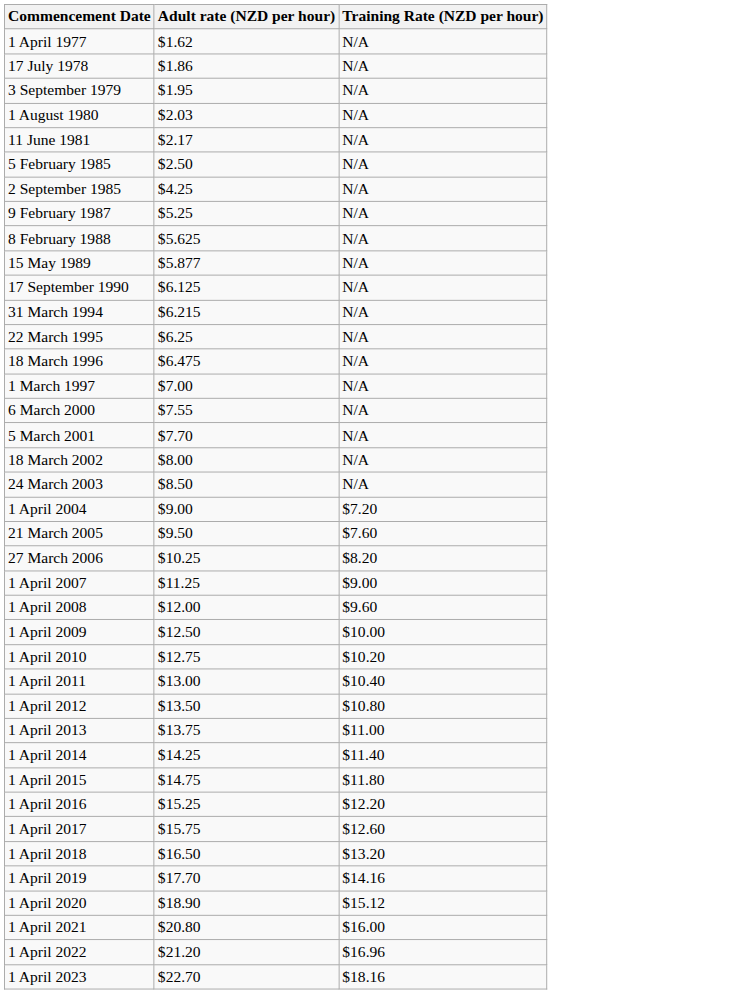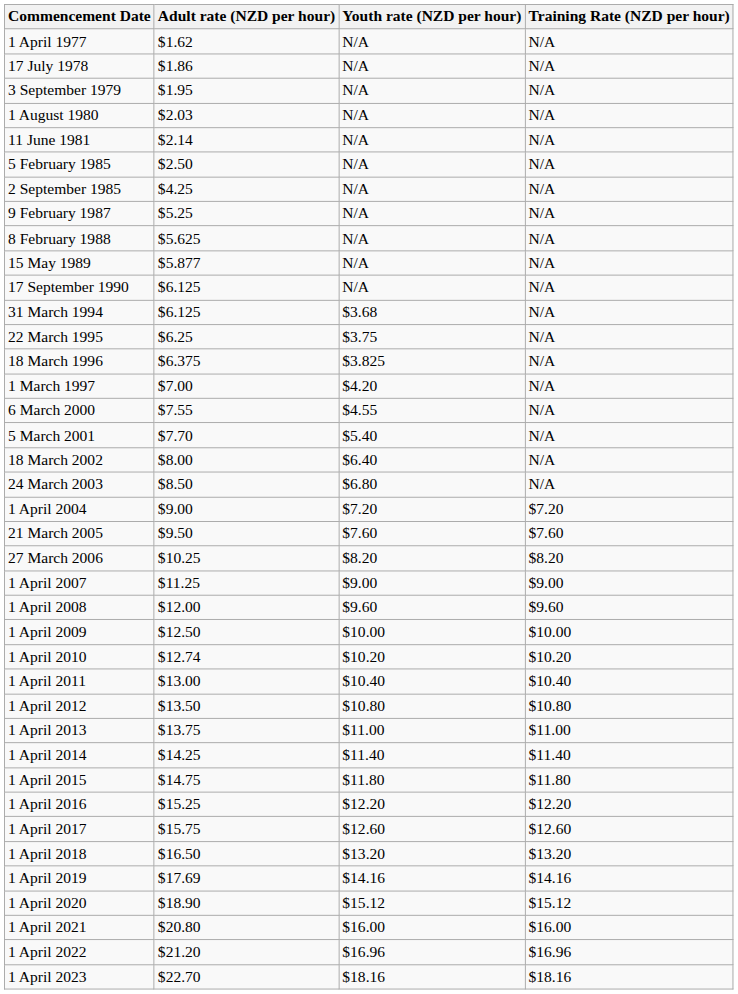+ column: (432, 16)
(175, 139) $2.17 -> (175, 139) $2.14
(179, 312) $6.215 -> (179, 312) $6.125
(179, 361) $6.475 -> (179, 361) $6.375
(179, 656) $12.75 -> (179, 656) $12.74
(179, 878) $17.70 -> (179, 878) $17.69
